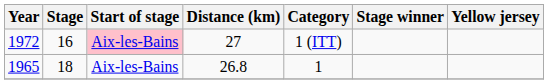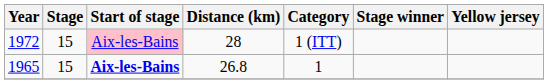(65, 41) 16 -> (65, 41) 15
(233, 41) 27 -> (233, 41) 28
(65, 66) 18 -> (65, 66) 15
(135, 66) normal -> (135, 66) bold
